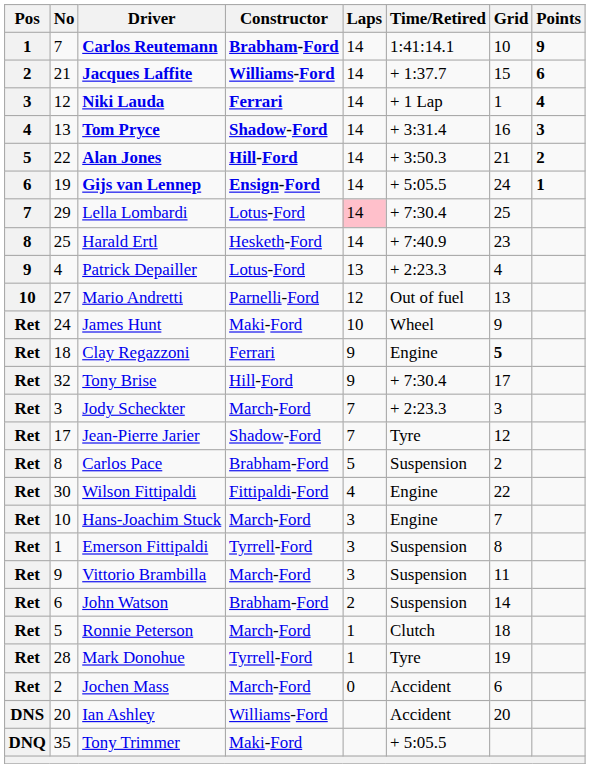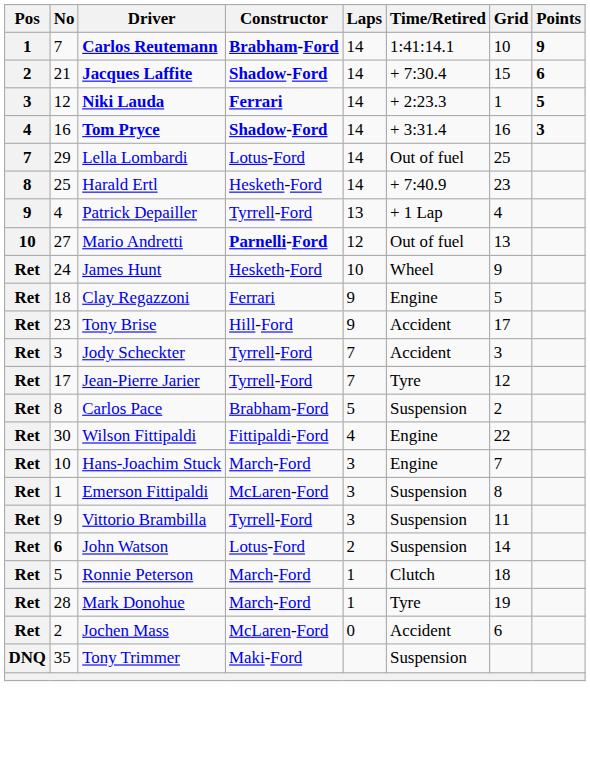(282, 74) Williams-Ford -> (278, 74) Shadow-Ford
(418, 74) + 1:37.7 -> (418, 74) + 7:30.4
(416, 102) + 1 Lap -> (418, 102) + 2:23.3
(540, 102) 4 -> (540, 102) 5
(62, 129) 13 -> (62, 129) 16
- row: (122, 157)
- row: (142, 185)
(355, 213) pink background -> (355, 157) no background
(418, 213) + 7:30.4 -> (427, 157) Out of fuel
(267, 268) Lotus-Ford -> (271, 213) Tyrrell-Ford
(418, 268) + 2:23.3 -> (416, 213) + 1 Lap
(274, 296) normal -> (278, 241) bold
(266, 324) Maki-Ford -> (275, 268) Hesketh-Ford
(498, 352) bold -> (498, 296) normal
(62, 380) 32 -> (62, 324) 23
(418, 380) + 7:30.4 -> (420, 324) Accident
(270, 408) March-Ford -> (271, 352) Tyrrell-Ford
(418, 408) + 2:23.3 -> (420, 352) Accident
(275, 435) Shadow-Ford -> (271, 380) Tyrrell-Ford
(271, 547) Tyrrell-Ford -> (279, 491) McLaren-Ford
(270, 574) March-Ford -> (271, 519) Tyrrell-Ford
(58, 602) normal -> (58, 547) bold
(279, 602) Brabham-Ford -> (267, 547) Lotus-Ford
(271, 658) Tyrrell-Ford -> (270, 602) March-Ford
(270, 686) March-Ford -> (279, 630) McLaren-Ford
- row: (119, 714)
(418, 741) + 5:05.5 -> (428, 658) Suspension
